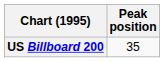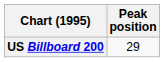(133, 47) 35 -> (133, 47) 29
